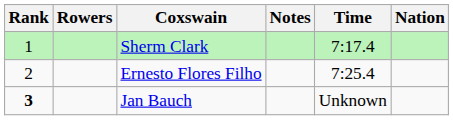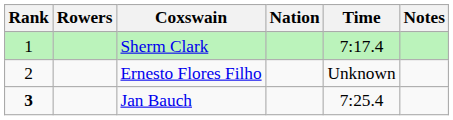columns swapped: (420, 18) <-> (290, 18)
(353, 73) 7:25.4 -> (362, 73) Unknown
(353, 100) Unknown -> (362, 100) 7:25.4
